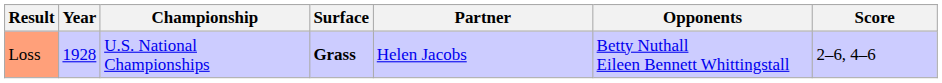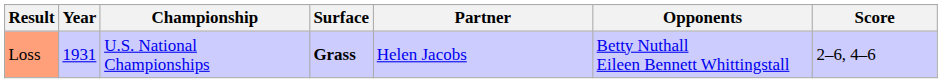(79, 54) 1928 -> (79, 54) 1931
